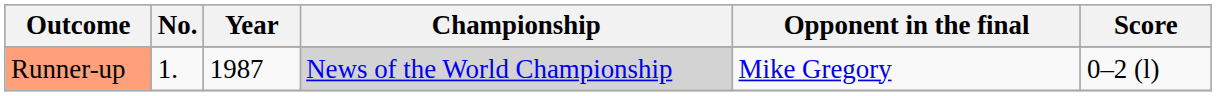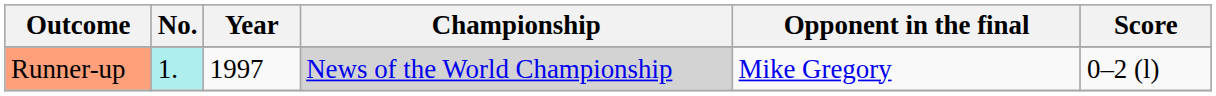(168, 68) no background -> (168, 68) paleturquoise background
(237, 68) 1987 -> (237, 68) 1997
